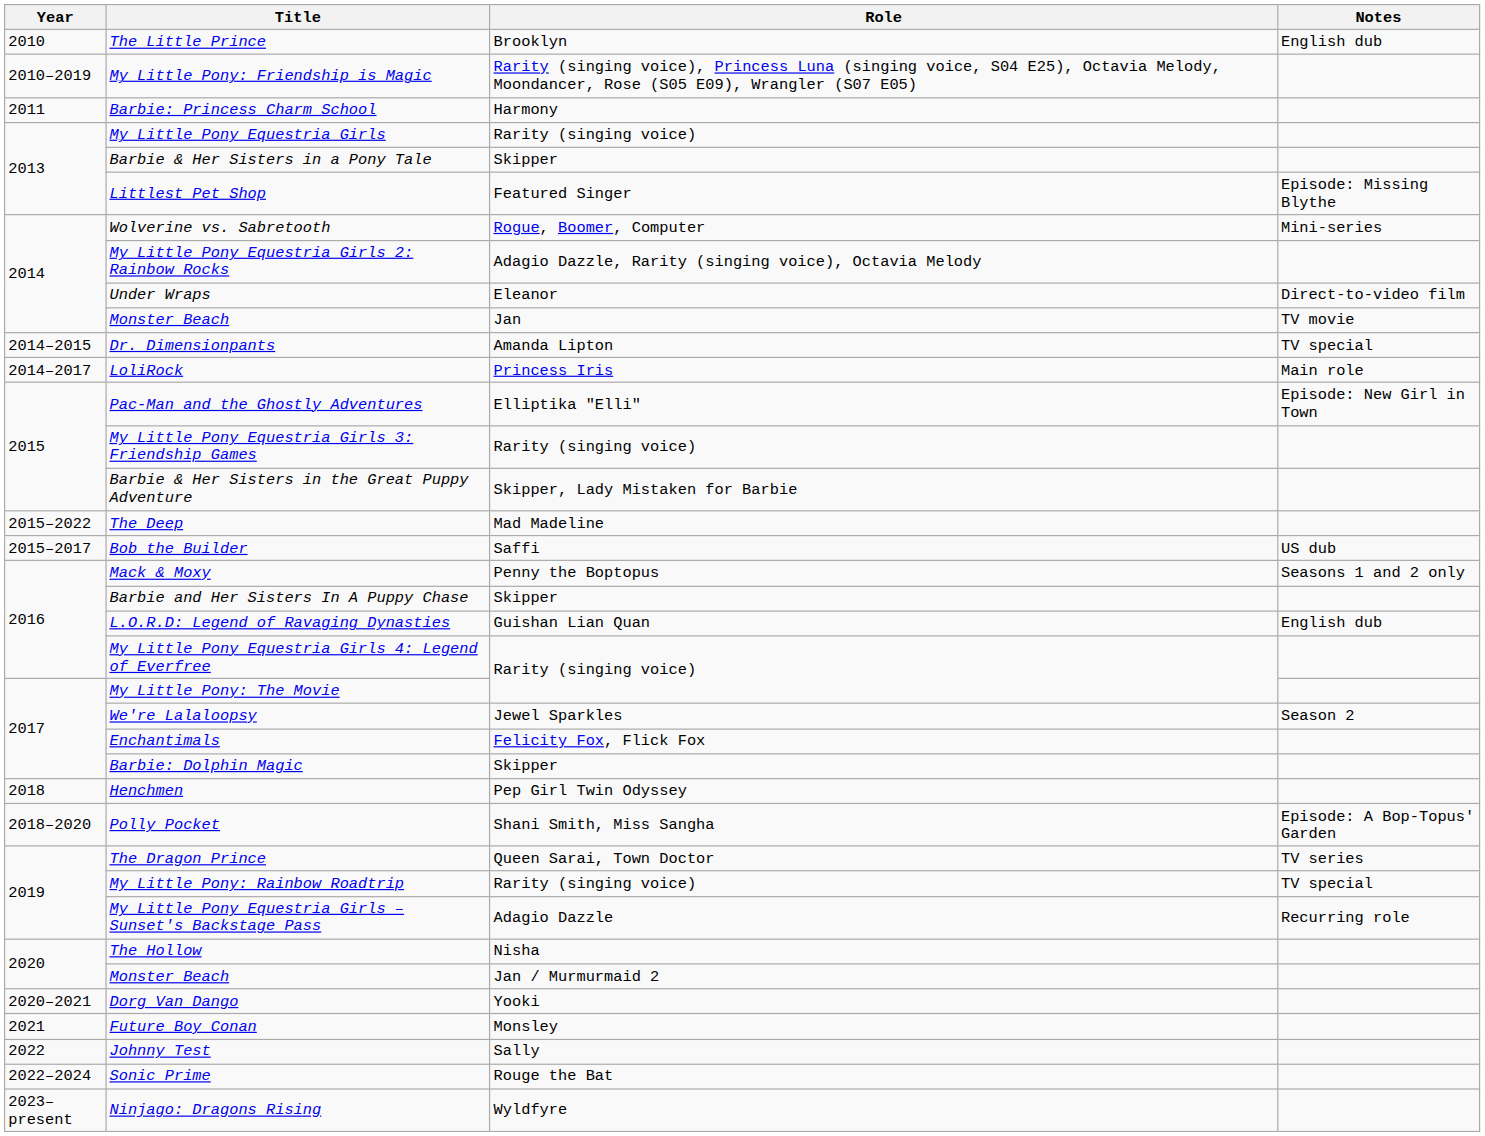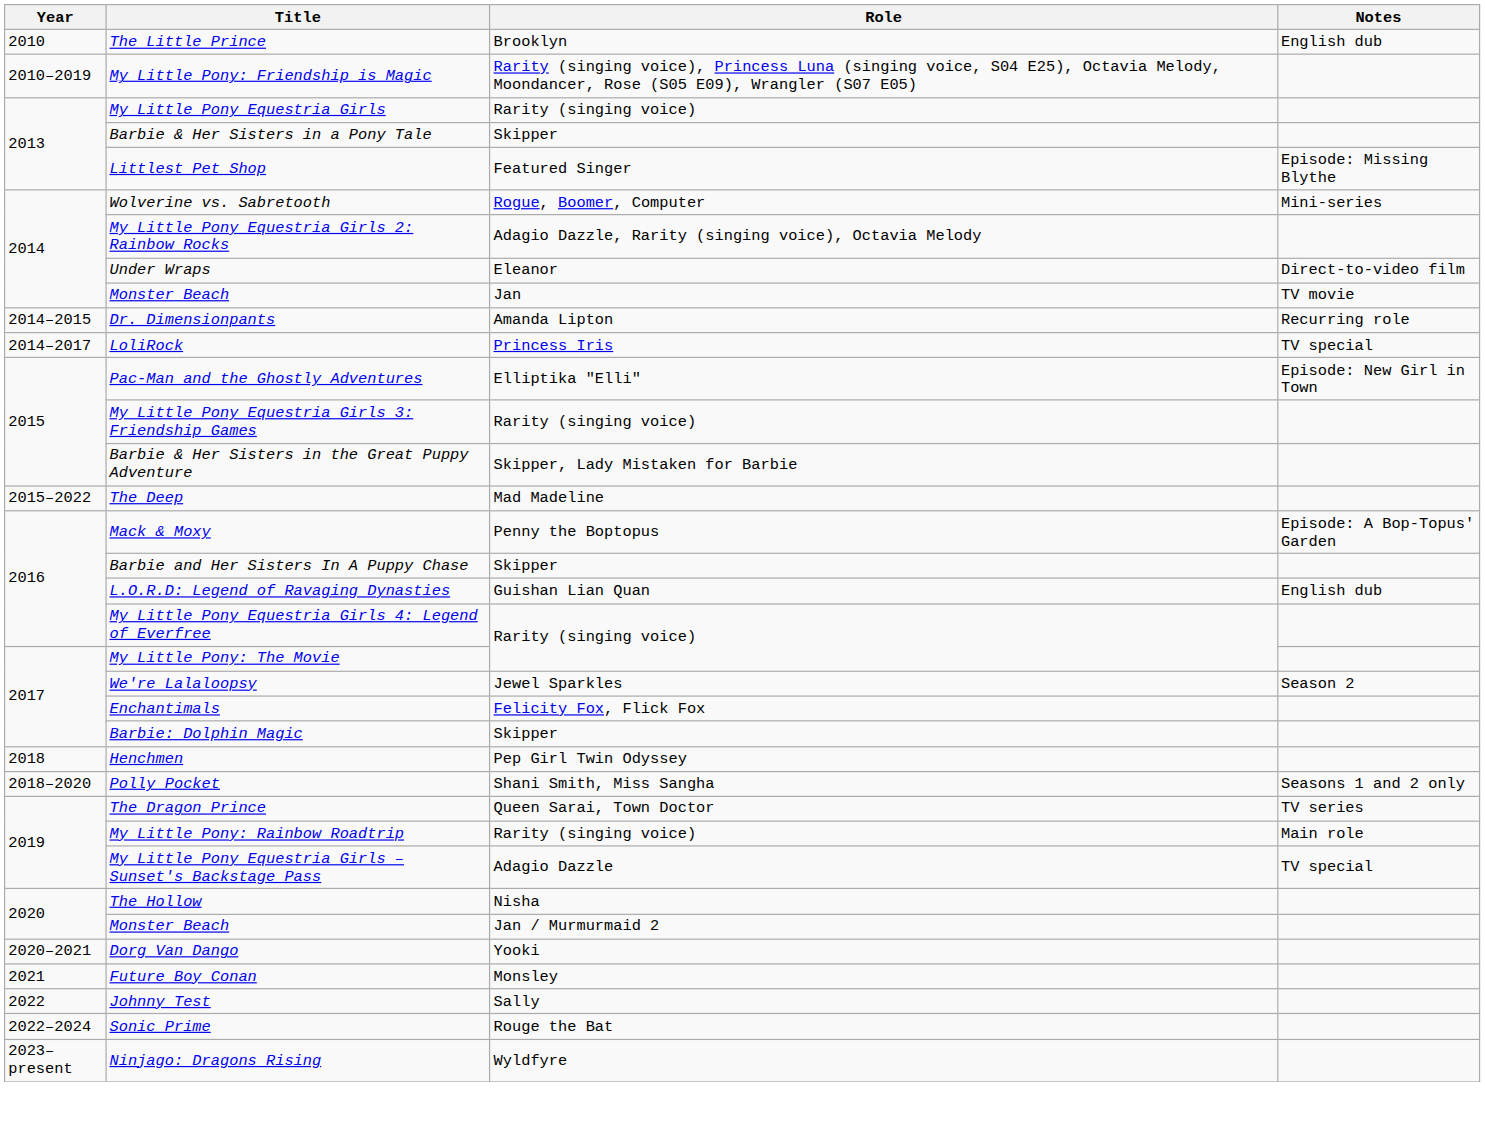- row: (243, 110)
(1327, 345) TV special -> (1345, 320) Recurring role
(1322, 370) Main role -> (1327, 345) TV special
- row: (179, 548)
(1373, 573) Seasons 1 and 2 only -> (1378, 532) Episode: A Bop-Topus' Garden
(1378, 825) Episode: A Bop-Topus' Garden -> (1373, 784) Seasons 1 and 2 only
(1327, 884) TV special -> (1322, 834) Main role
(1345, 918) Recurring role -> (1327, 868) TV special
